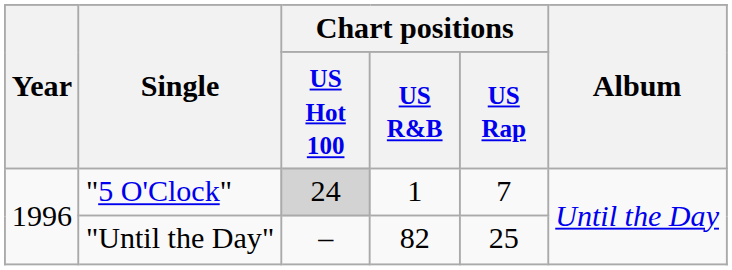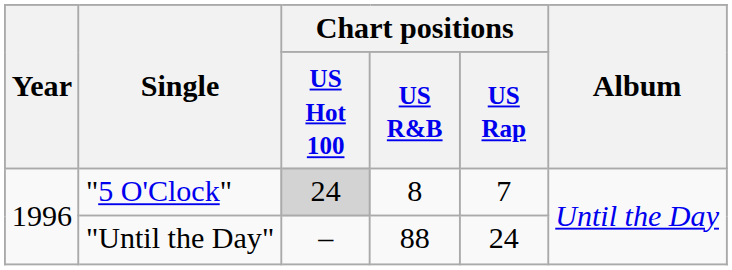(415, 191) 1 -> (415, 191) 8
(415, 239) 82 -> (415, 239) 88
(504, 239) 25 -> (504, 239) 24
